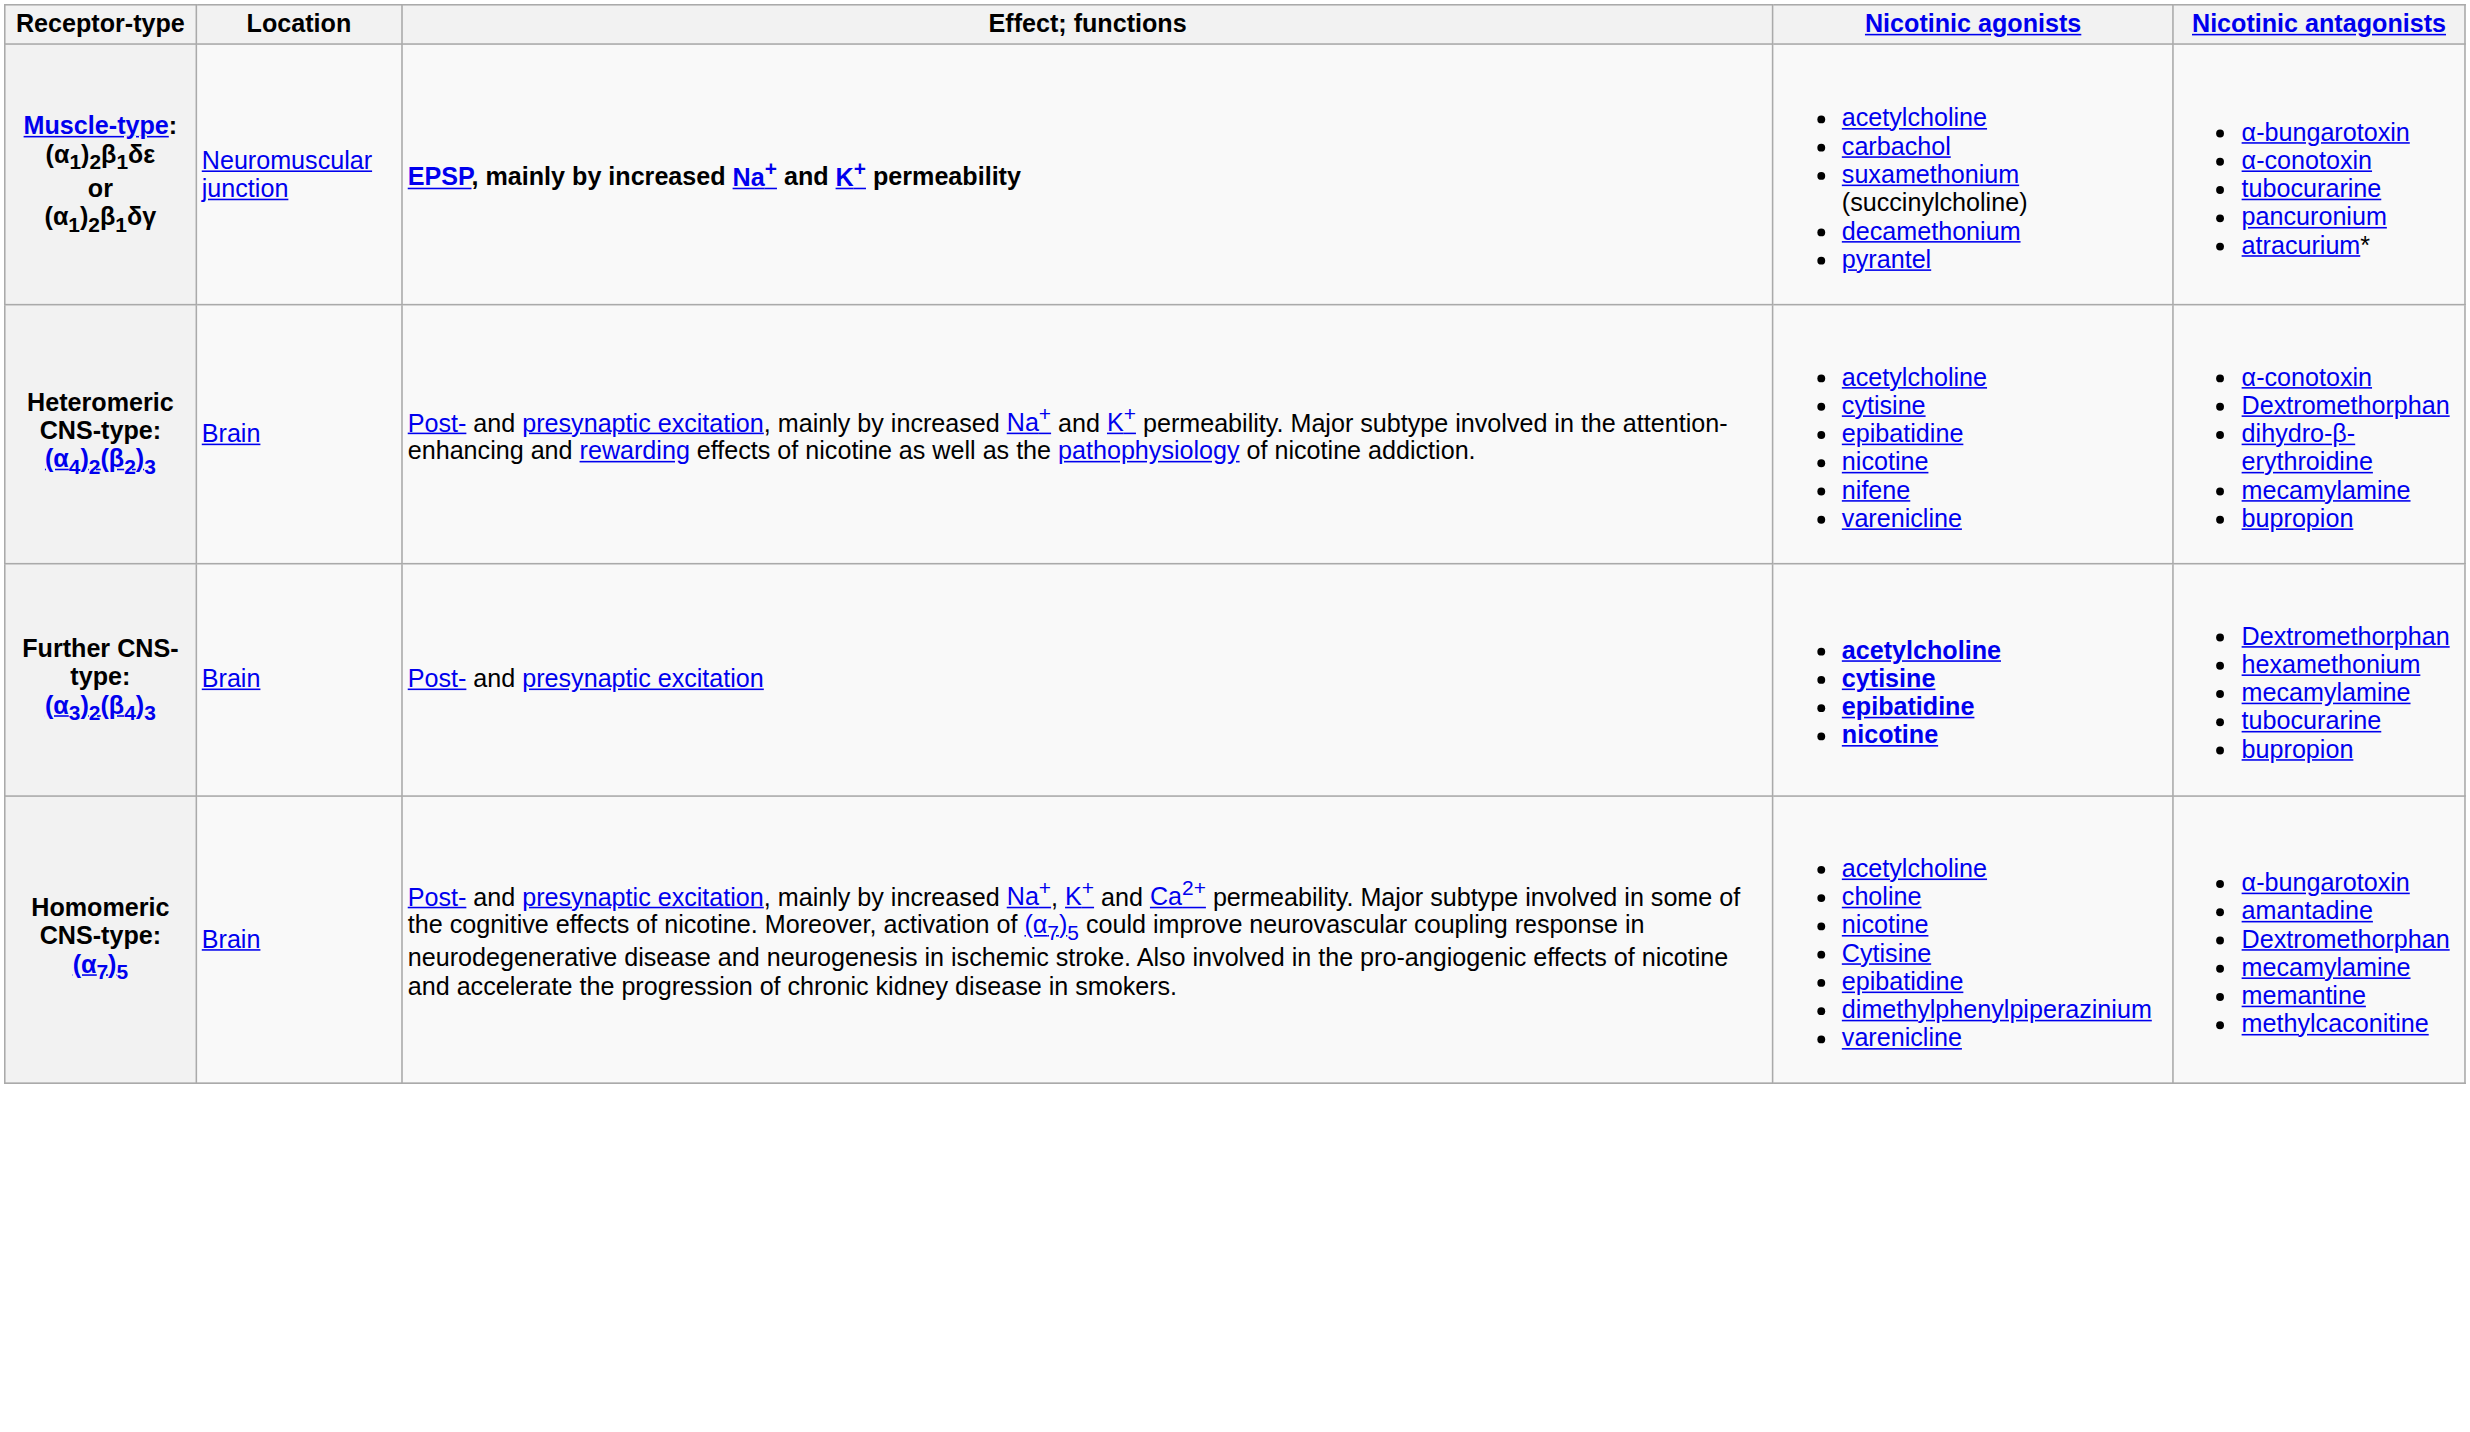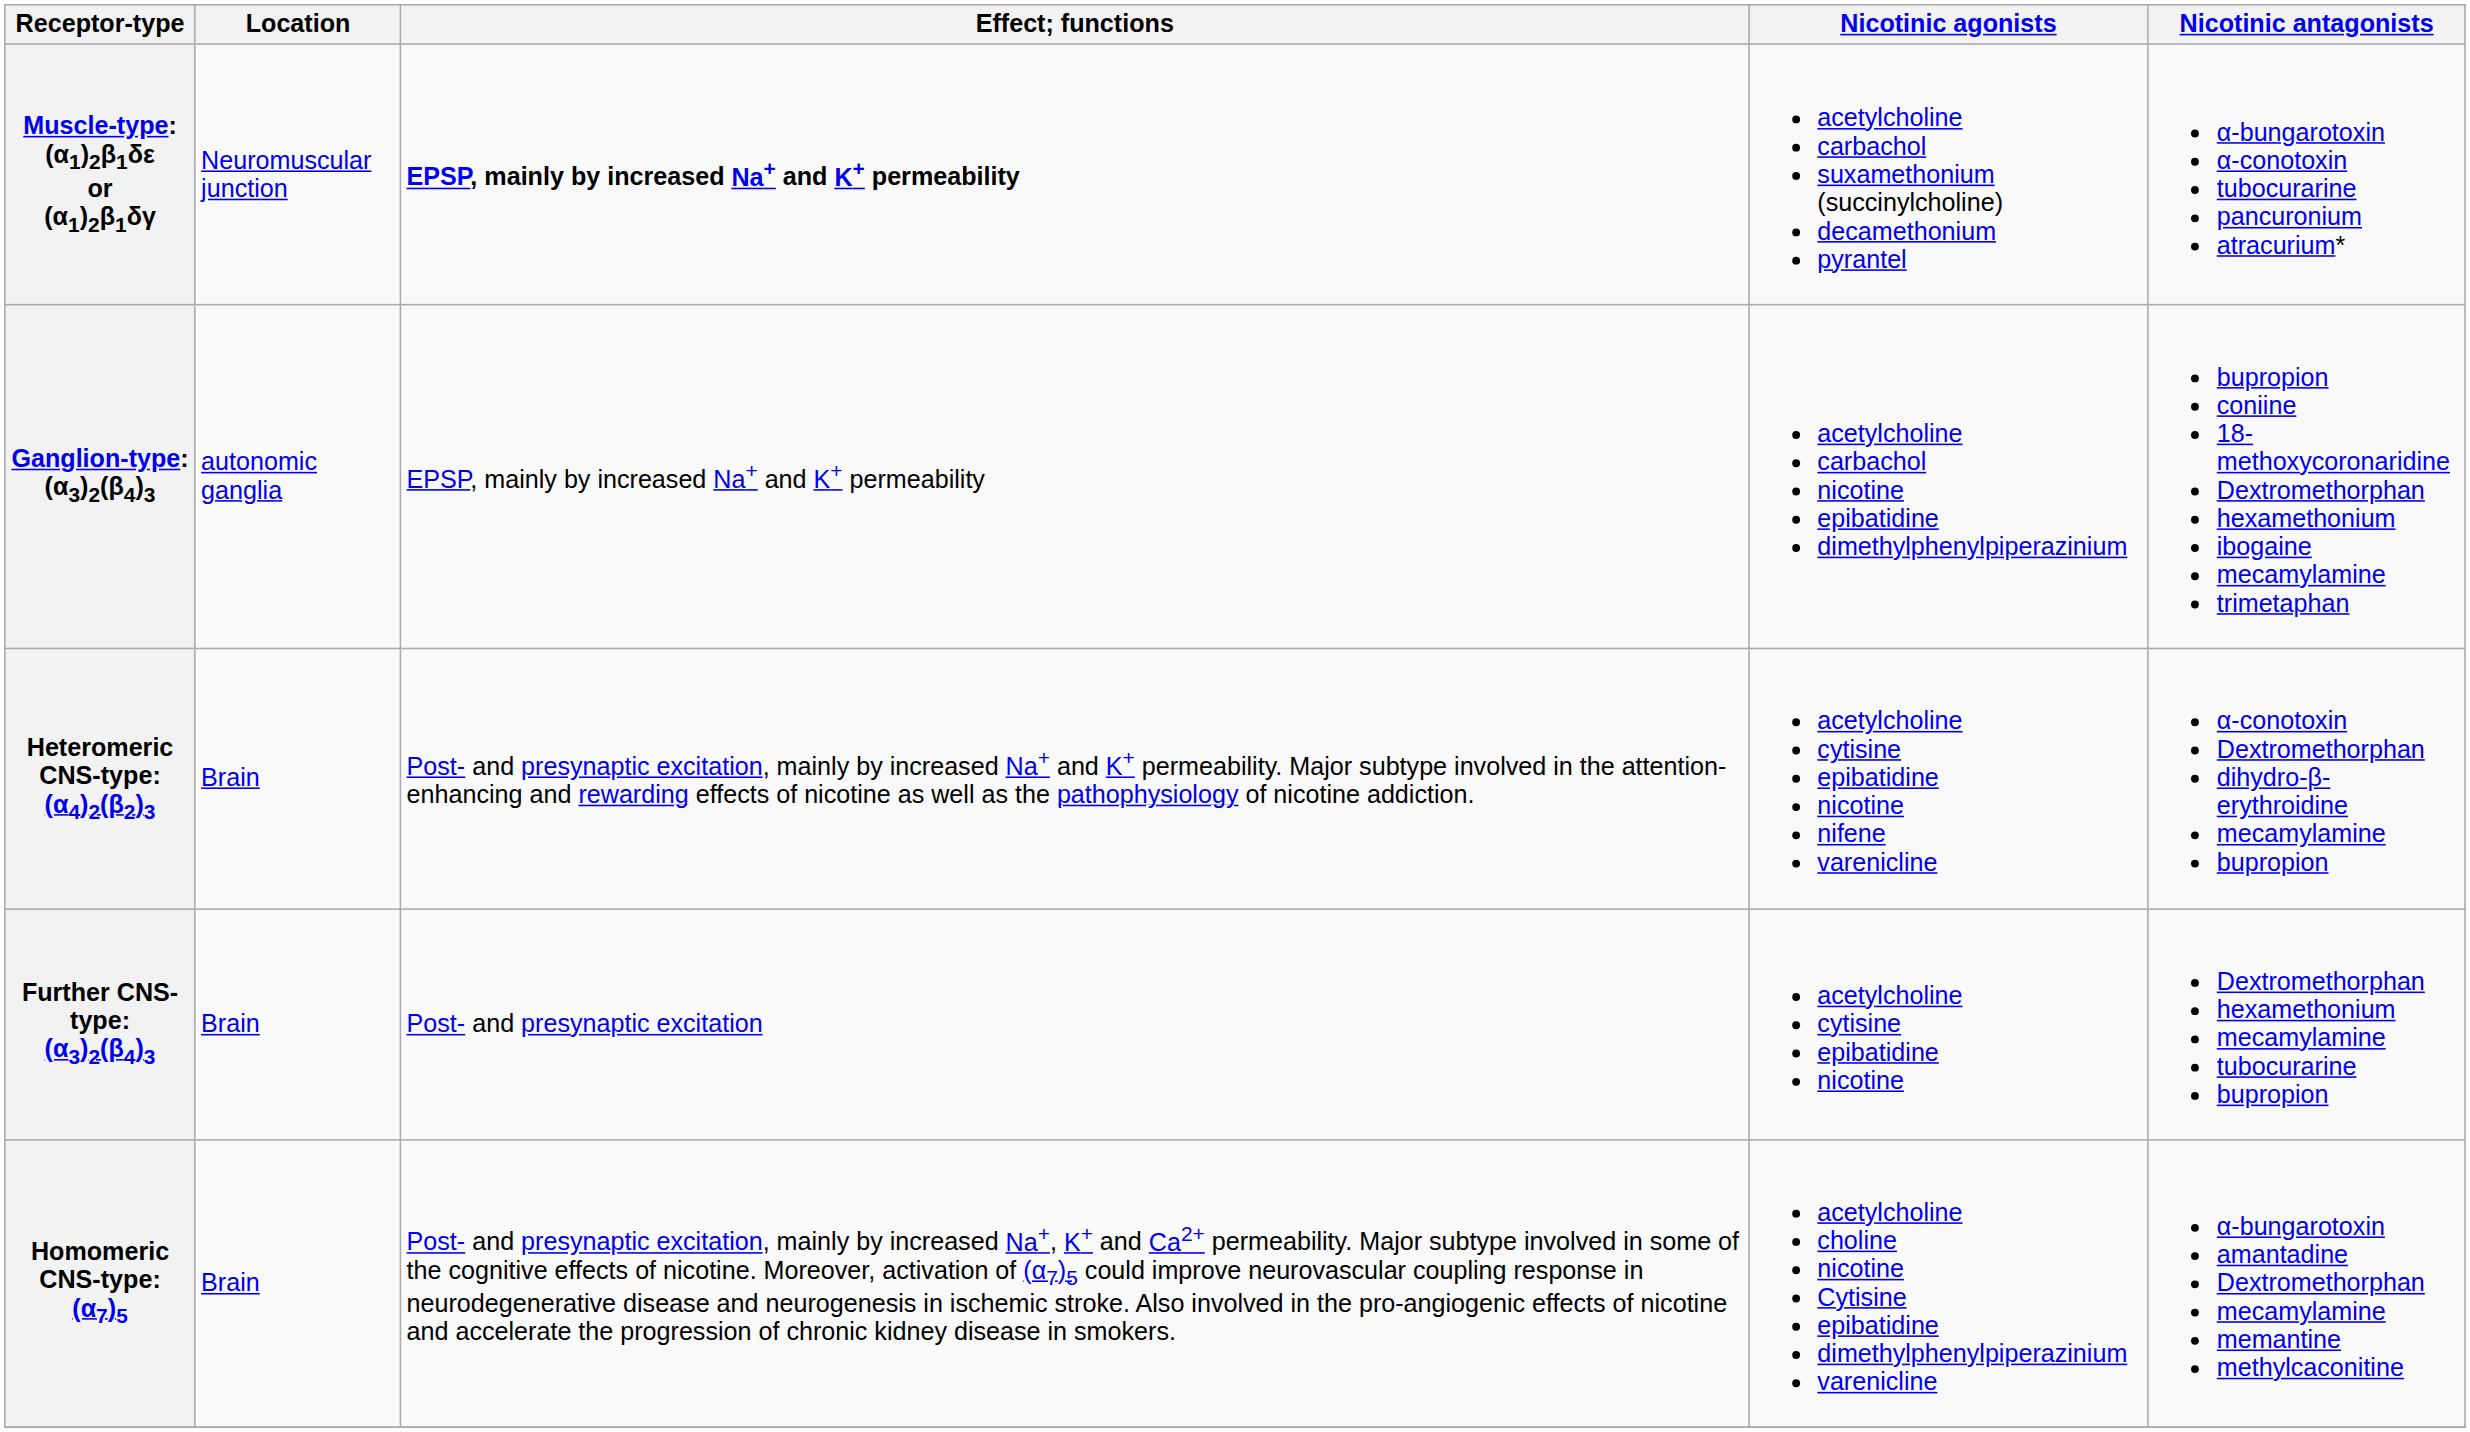+ row: (100, 476)
(1973, 694) bold -> (1948, 1038) normal
